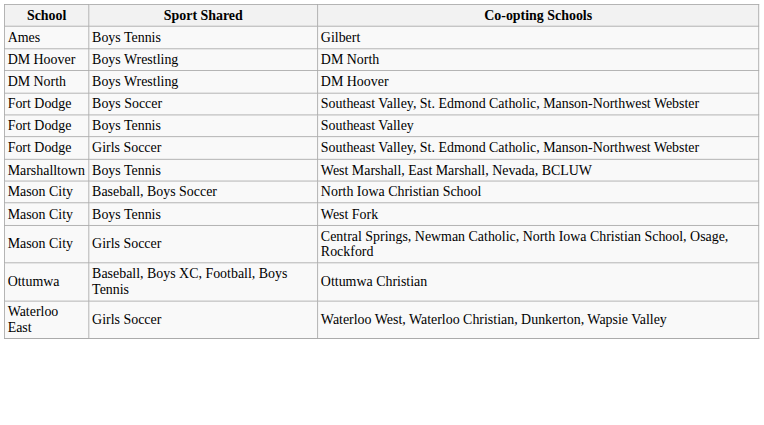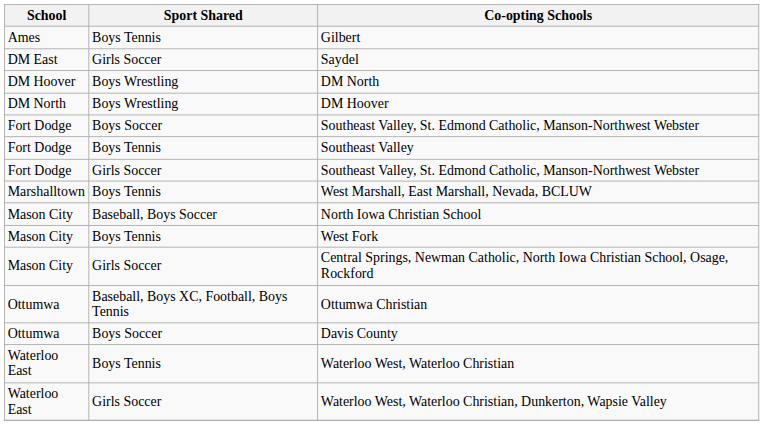+ row: (127, 59)
+ row: (127, 333)
+ row: (127, 363)
